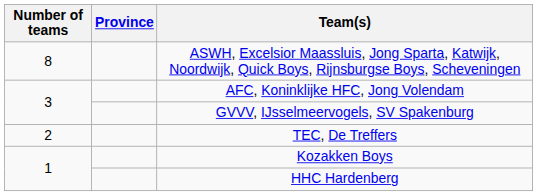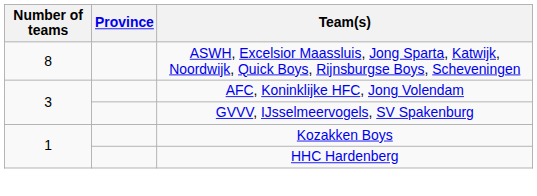- row: (345, 135)
